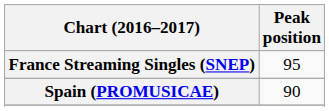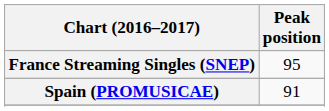(292, 91) 90 -> (292, 91) 91
